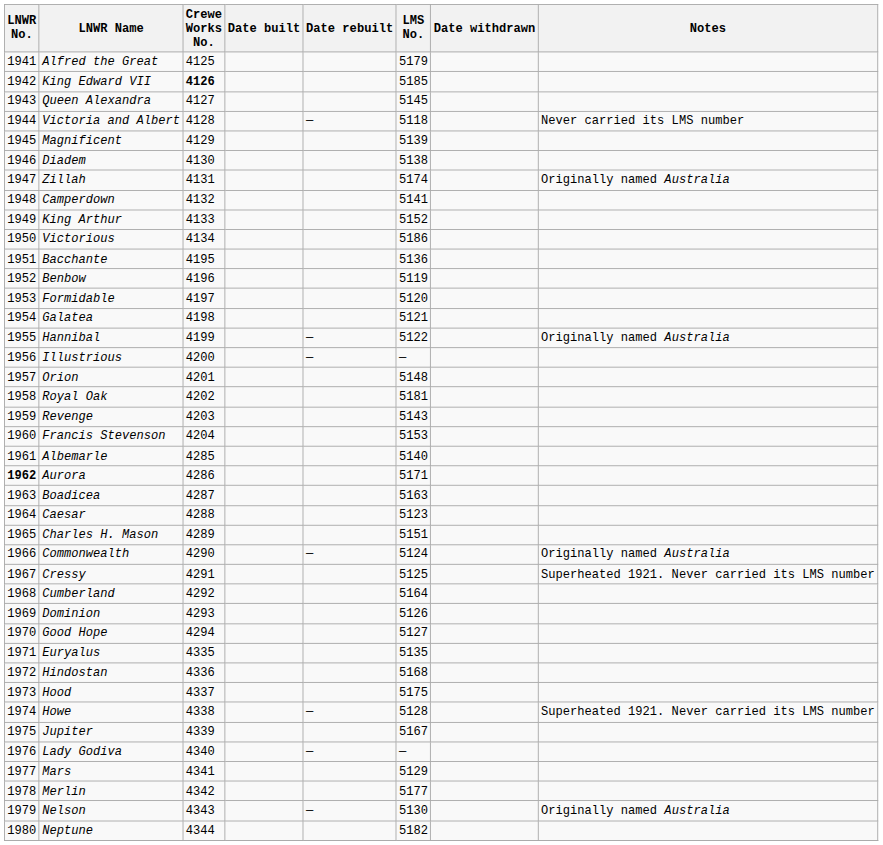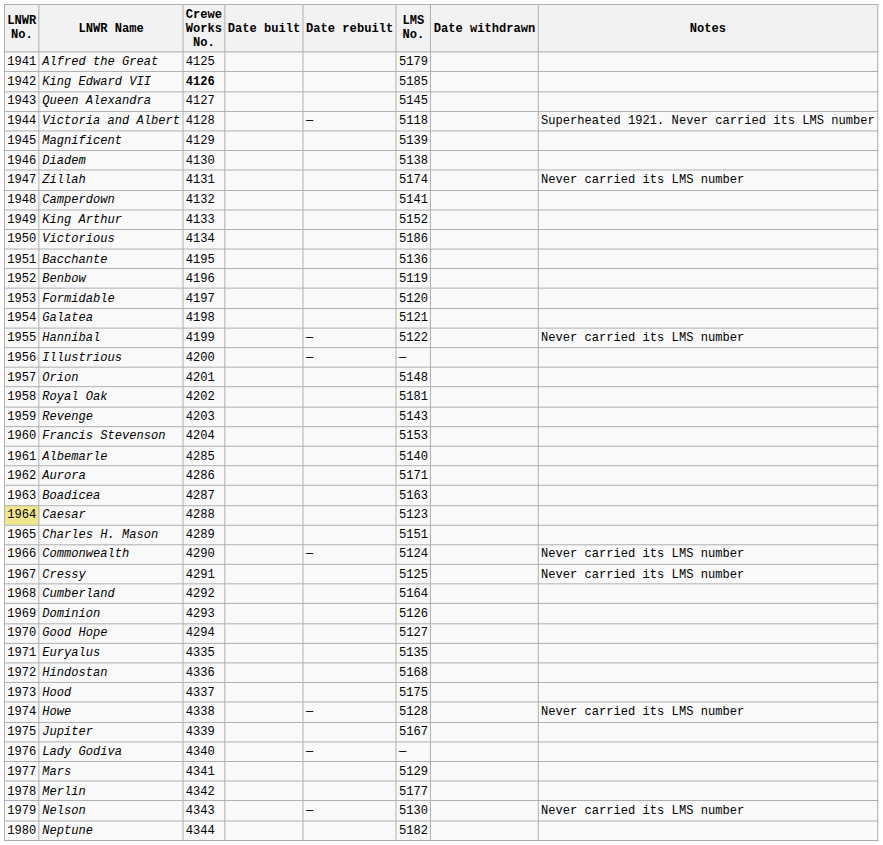(643, 121) Never carried its LMS number -> (708, 121) Superheated 1921. Never carried its LMS number
(635, 180) Originally named Australia -> (643, 180) Never carried its LMS number
(635, 338) Originally named Australia -> (643, 338) Never carried its LMS number
(22, 476) bold -> (22, 476) normal
(22, 515) no background -> (22, 515) khaki background
(635, 555) Originally named Australia -> (643, 555) Never carried its LMS number
(708, 574) Superheated 1921. Never carried its LMS number -> (643, 574) Never carried its LMS number
(708, 712) Superheated 1921. Never carried its LMS number -> (643, 712) Never carried its LMS number
(635, 811) Originally named Australia -> (643, 811) Never carried its LMS number
